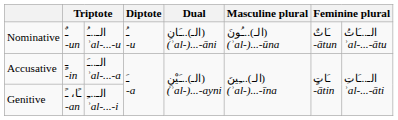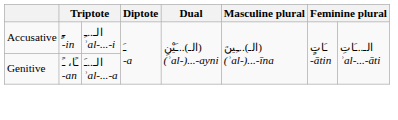- row: (33, 37)
(104, 69) الـ..ـَ ʾal-...-a -> (100, 38) الـ..ـِ ʾal-...-i
(103, 100) الـ..ـِ ʾal-...-i -> (101, 69) الـ..ـَ ʾal-...-a
